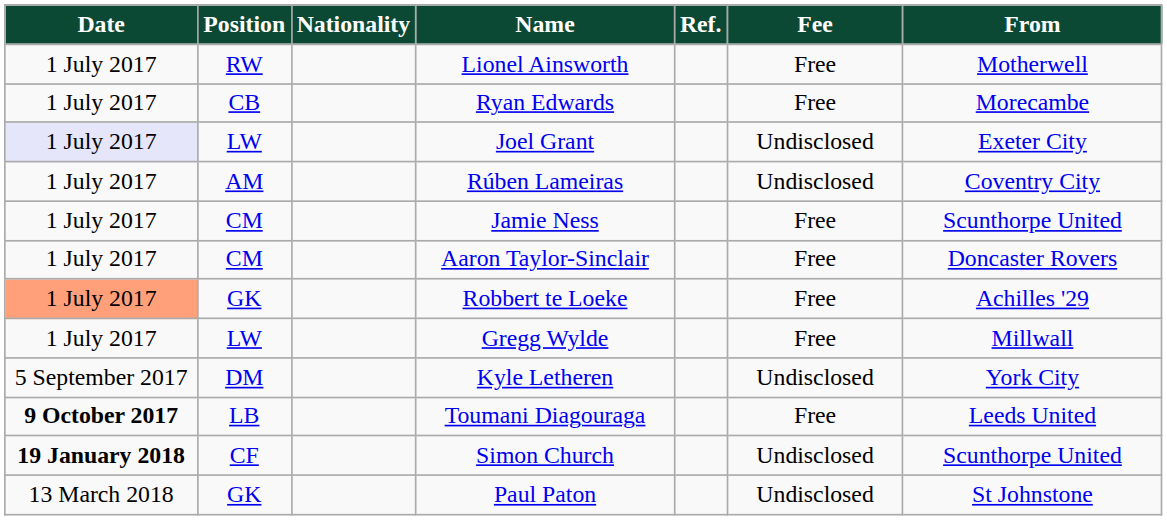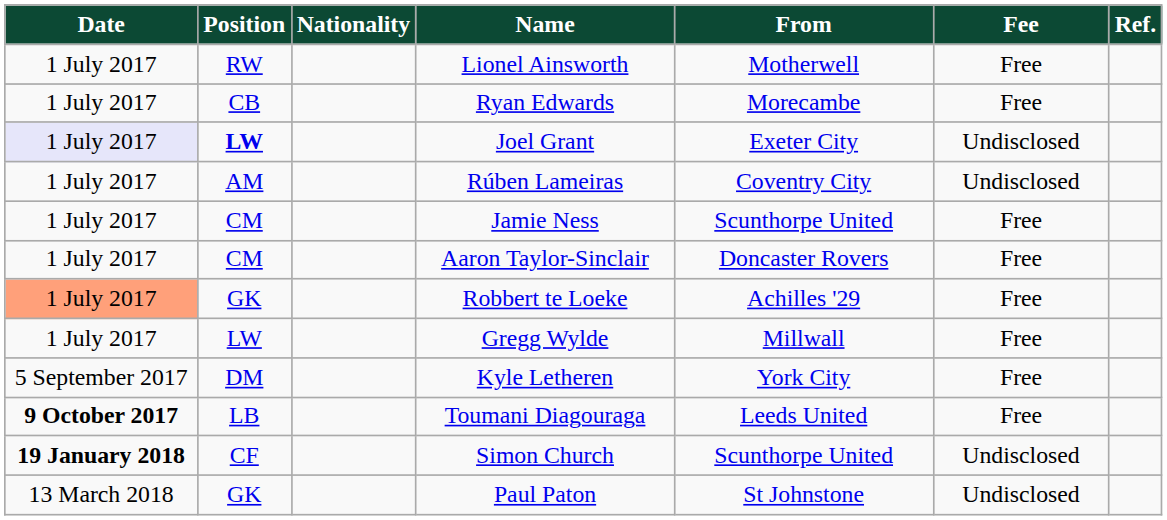columns swapped: (1032, 24) <-> (701, 24)
(244, 142) normal -> (244, 142) bold
(815, 377) Undisclosed -> (1021, 377) Free
